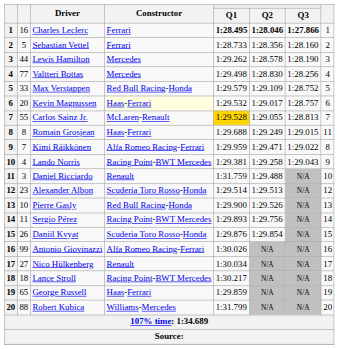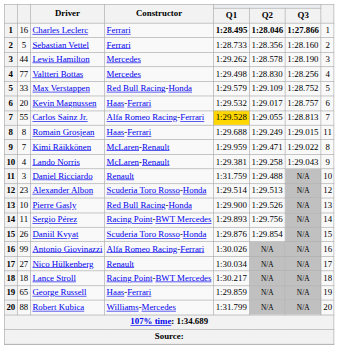(129, 103) lightyellow background -> (129, 103) no background
(138, 117) McLaren-Renault -> (155, 117) Alfa Romeo Racing-Ferrari
(155, 146) Alfa Romeo Racing-Ferrari -> (138, 146) McLaren-Renault
(159, 161) Racing Point-BWT Mercedes -> (138, 161) McLaren-Renault
